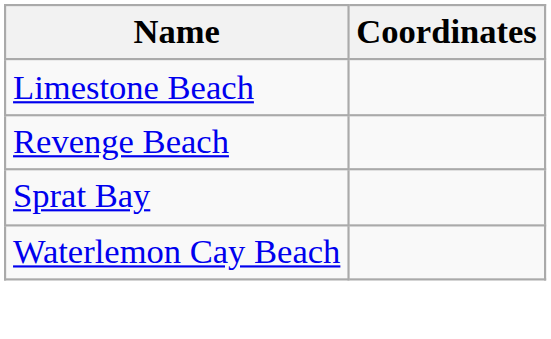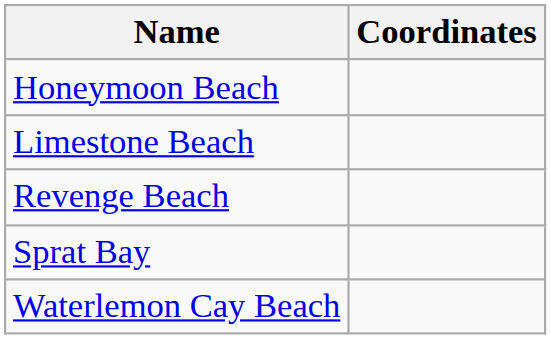+ row: (146, 86)
